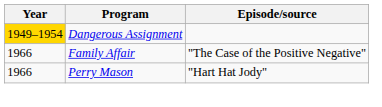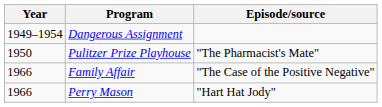(35, 33) gold background -> (35, 33) no background
+ row: (130, 53)
